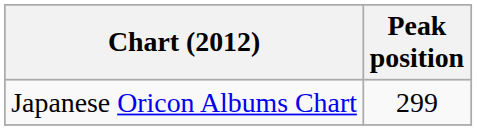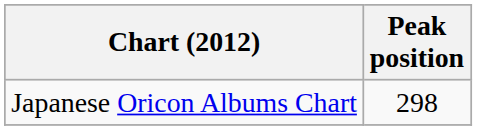(417, 102) 299 -> (417, 102) 298
